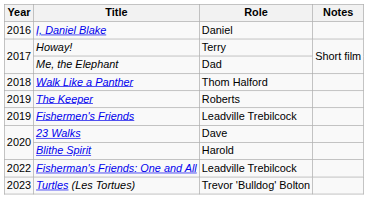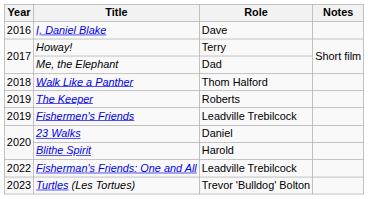(217, 30) Daniel -> (214, 30) Dave
(214, 133) Dave -> (217, 133) Daniel
